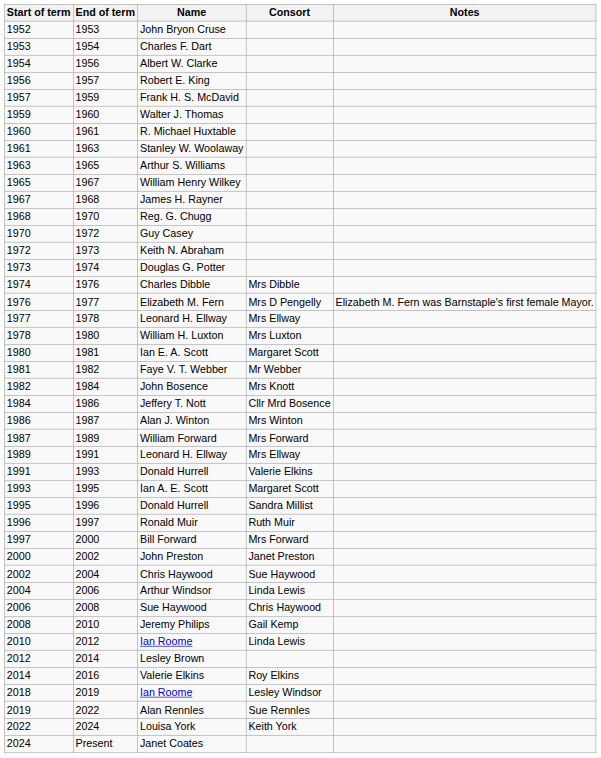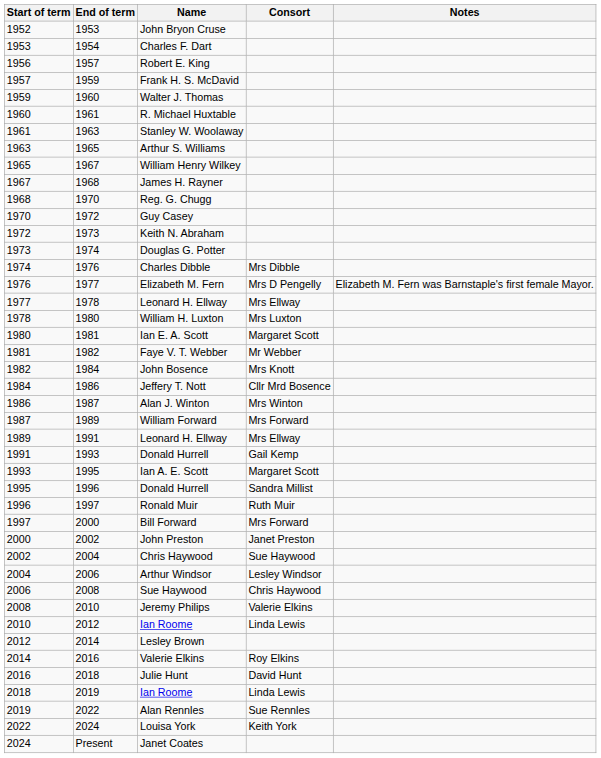- row: (19, 64)
(280, 472) Valerie Elkins -> (273, 455) Gail Kemp
(277, 591) Linda Lewis -> (285, 574) Lesley Windsor
(273, 625) Gail Kemp -> (280, 608) Valerie Elkins
+ row: (19, 676)
(285, 693) Lesley Windsor -> (277, 693) Linda Lewis
